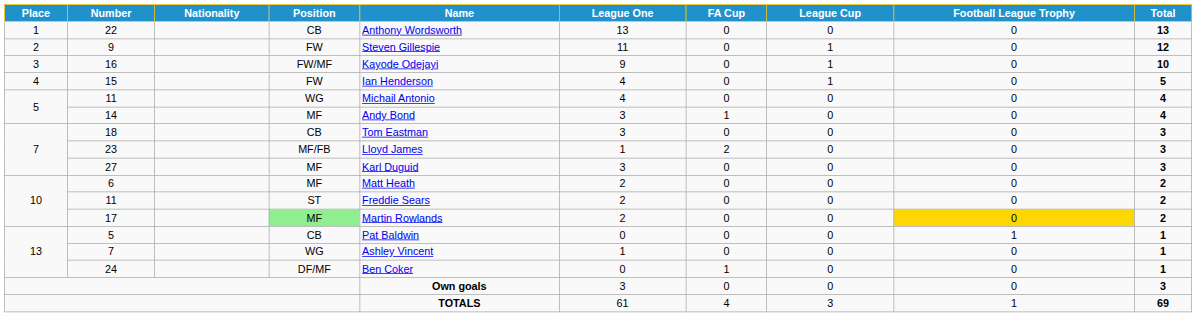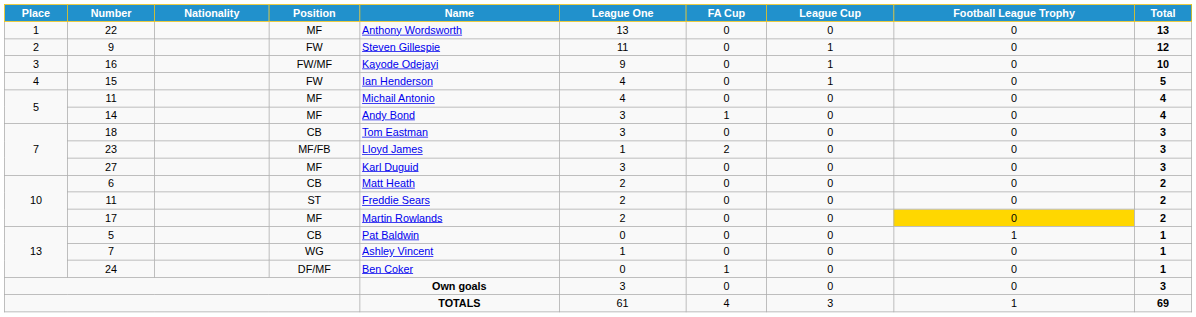(314, 30) CB -> (314, 30) MF
(314, 99) WG -> (314, 99) MF
(314, 184) MF -> (314, 184) CB
(314, 218) lightgreen background -> (314, 218) no background
